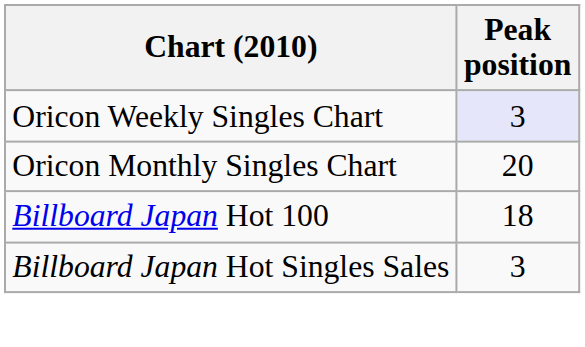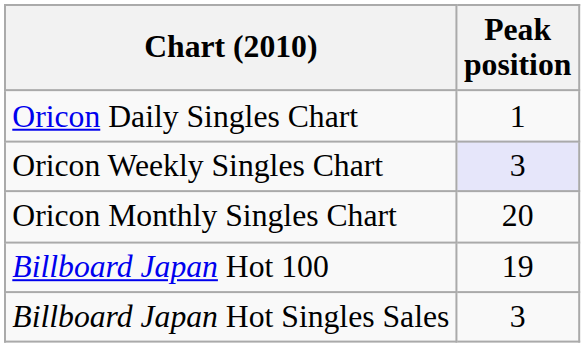+ row: (185, 115)
(518, 215) 18 -> (518, 266) 19
